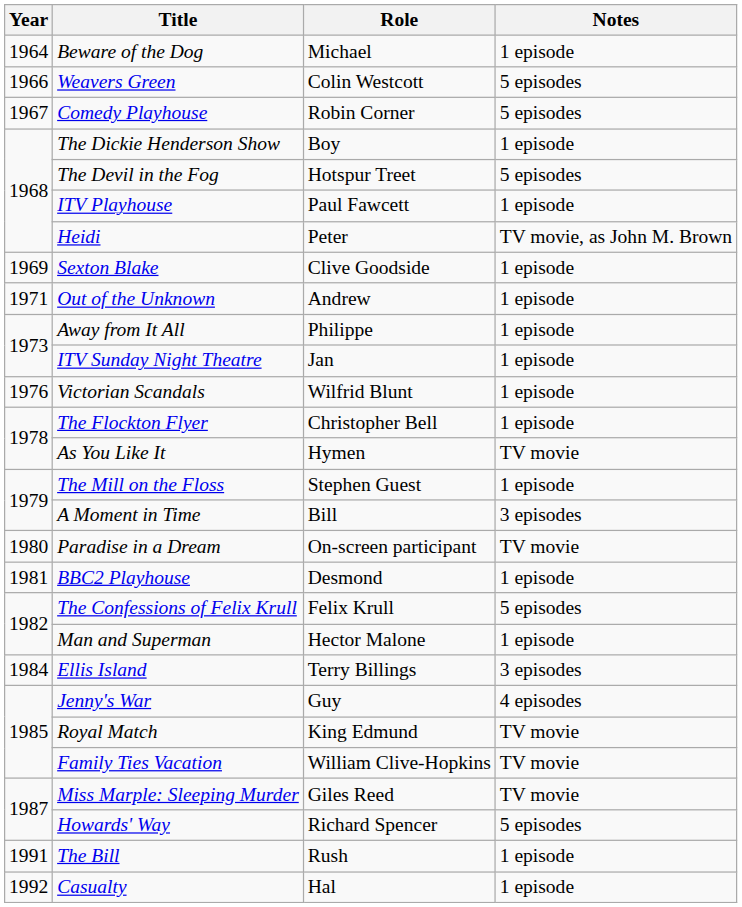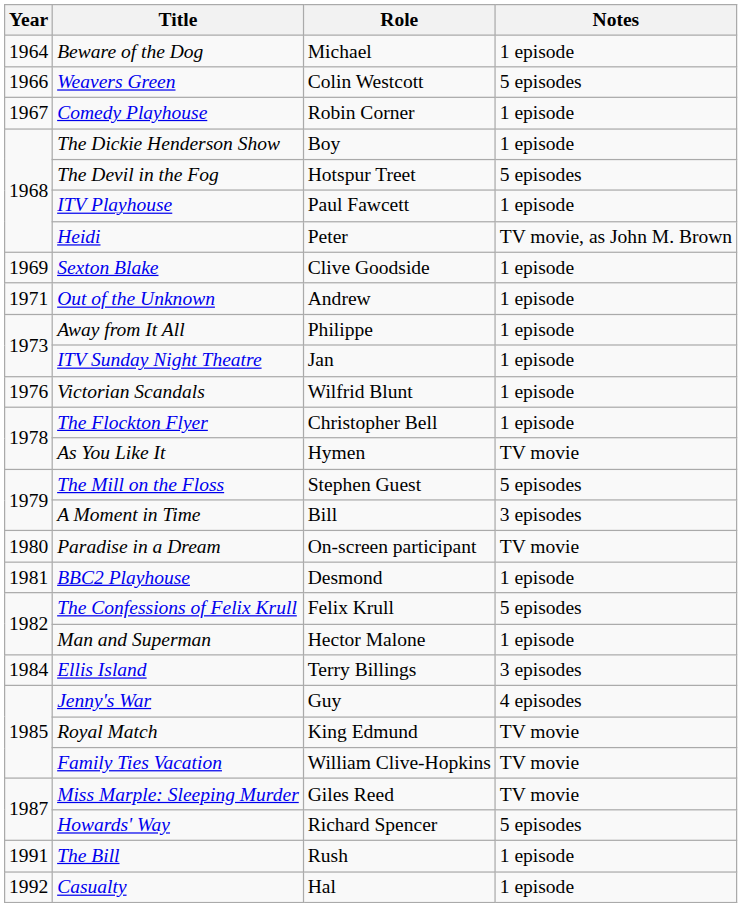(541, 112) 5 episodes -> (537, 112) 1 episode
(537, 484) 1 episode -> (541, 484) 5 episodes
